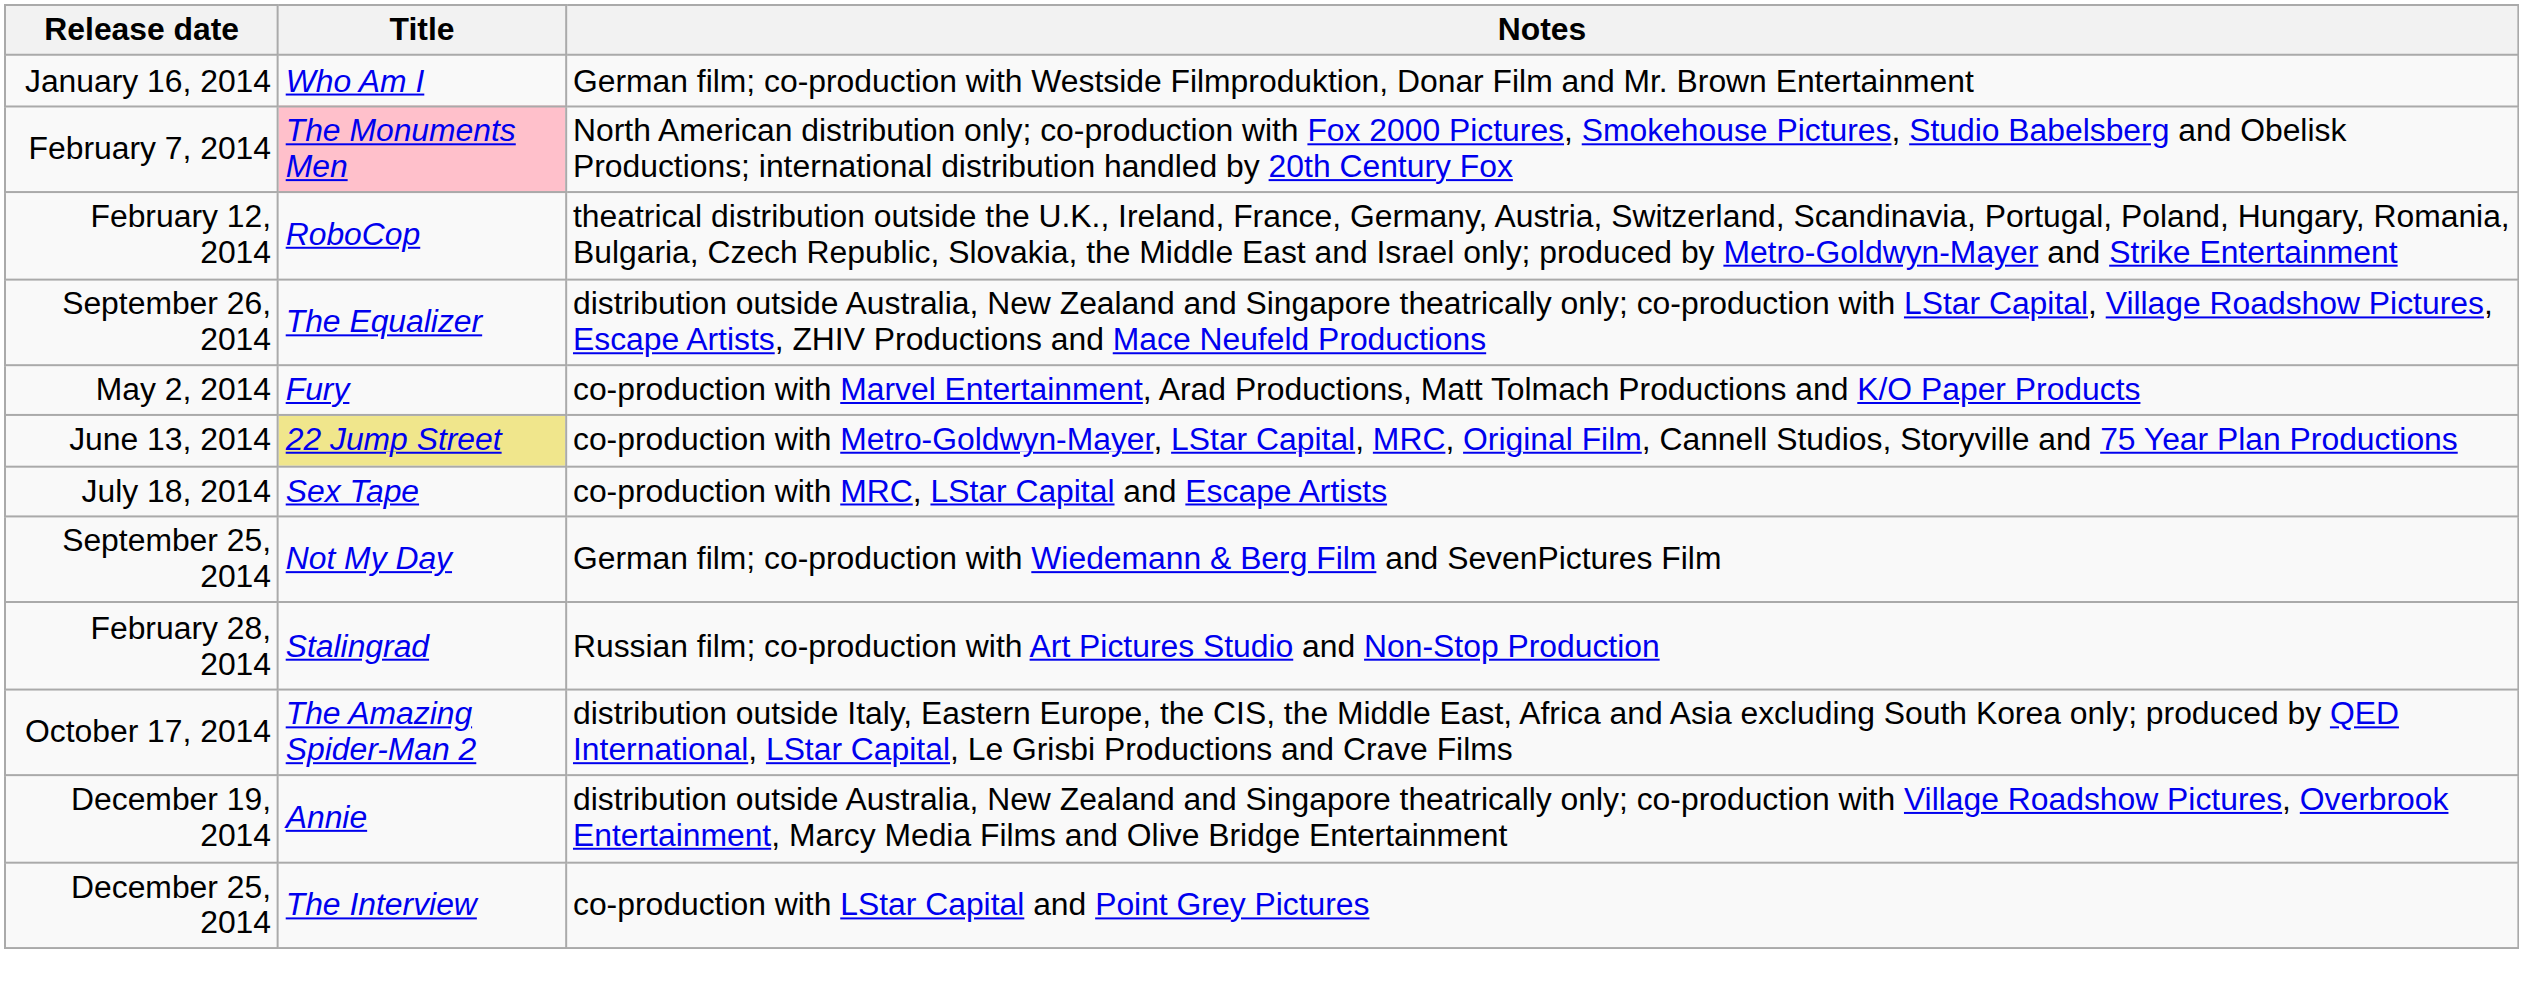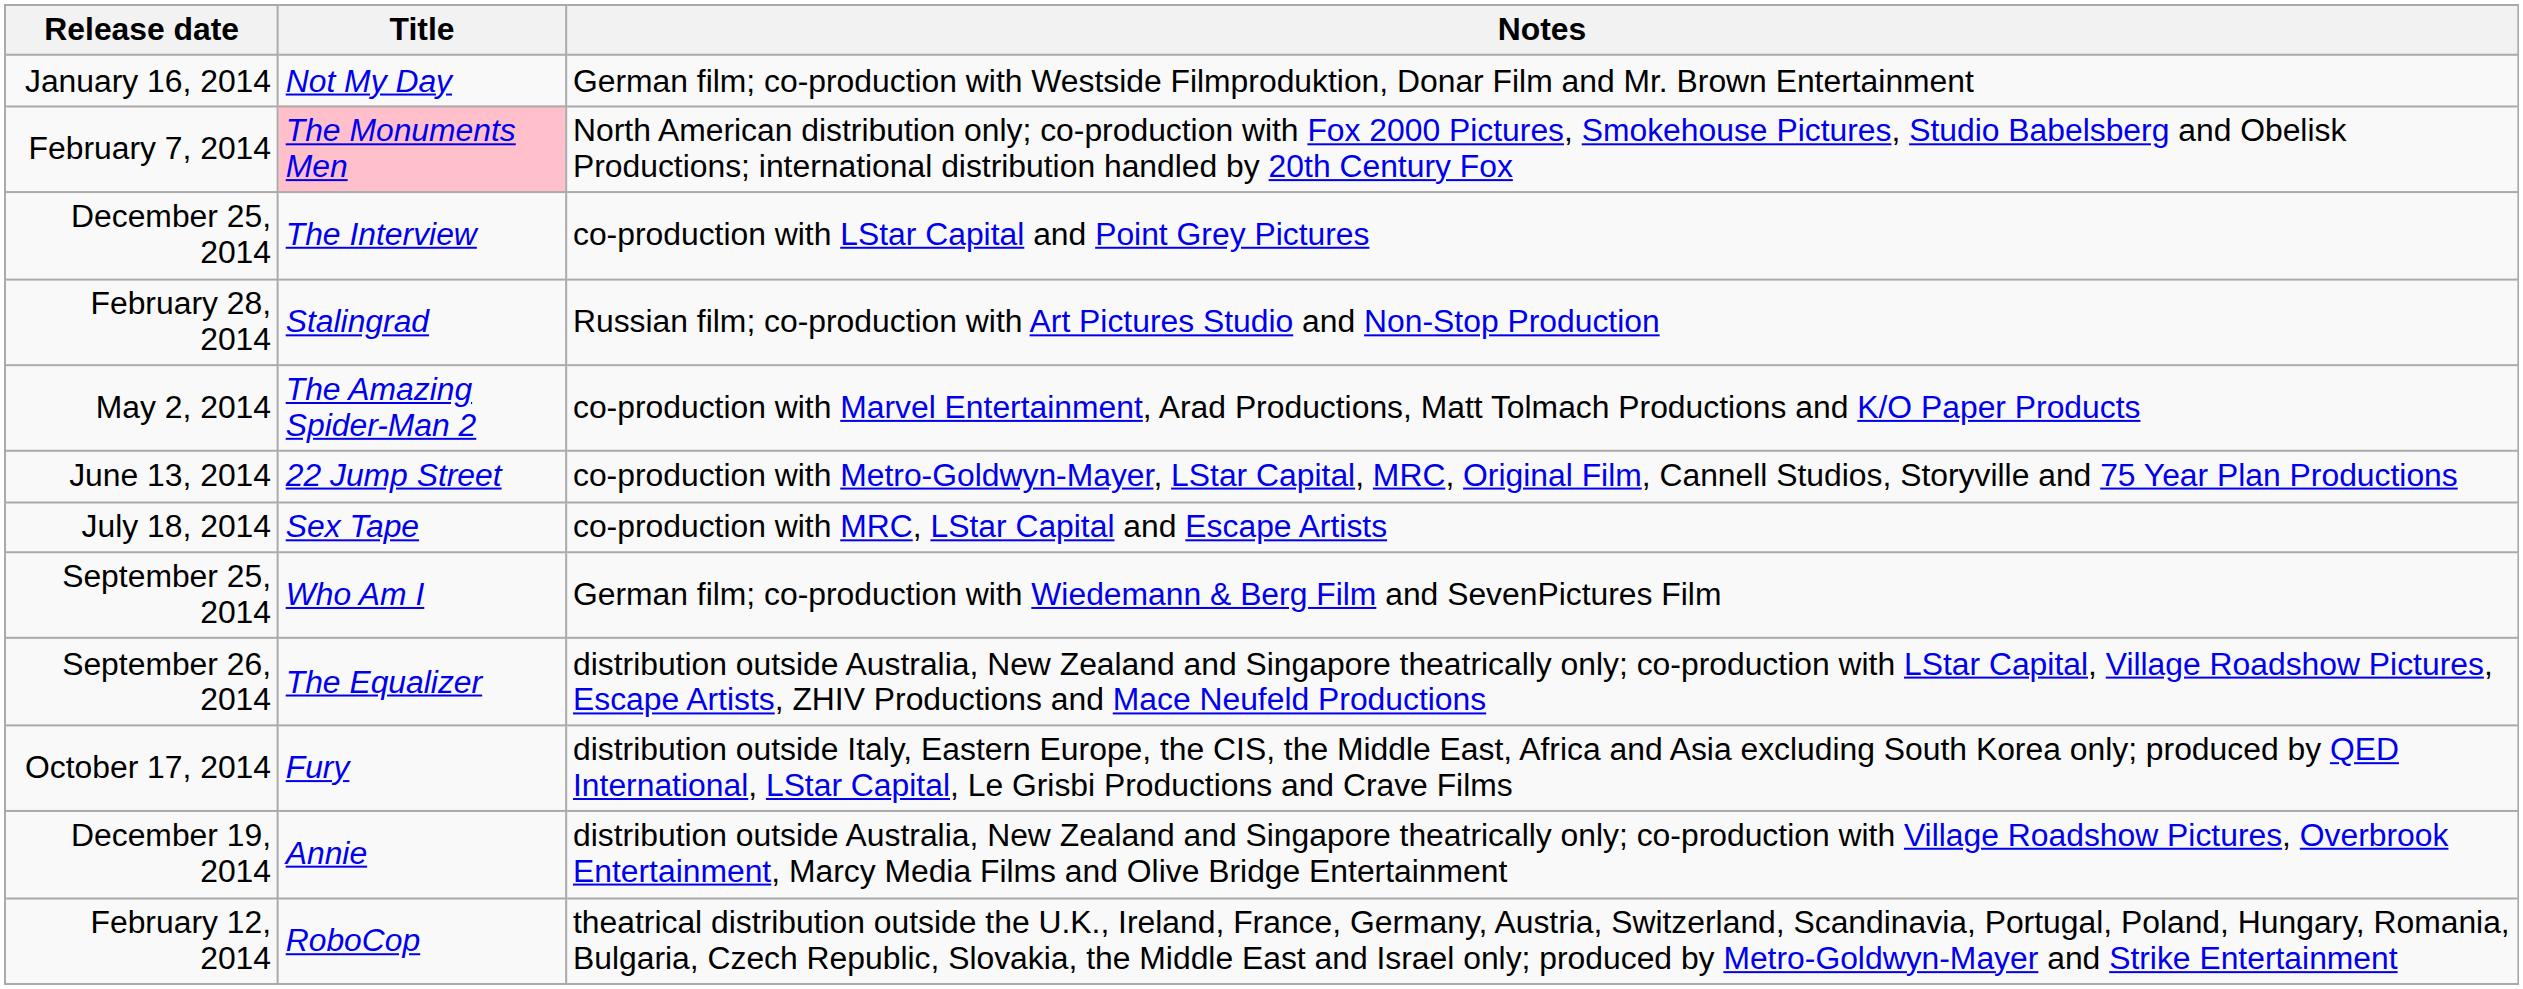(355, 80) Who Am I -> (369, 80) Not My Day
rows swapped: (181, 234) <-> (171, 904)
rows swapped: (181, 645) <-> (167, 321)
(318, 389) Fury -> (381, 407) The Amazing Spider-Man 2
(394, 440) khaki background -> (394, 476) no background
(369, 559) Not My Day -> (355, 594) Who Am I
(381, 731) The Amazing Spider-Man 2 -> (318, 767) Fury
